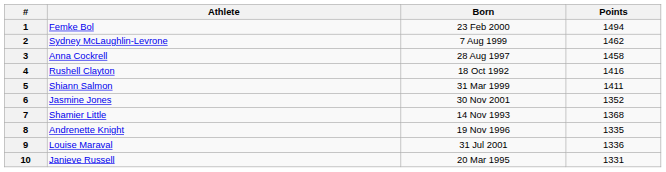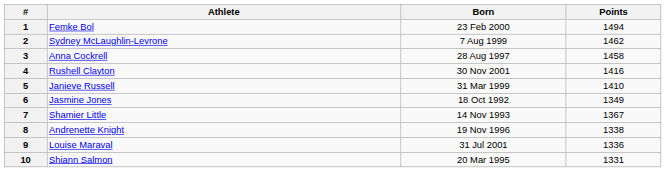(483, 71) 18 Oct 1992 -> (483, 71) 30 Nov 2001
(81, 86) Shiann Salmon -> (82, 86) Janieve Russell
(613, 86) 1411 -> (613, 86) 1410
(483, 101) 30 Nov 2001 -> (483, 101) 18 Oct 1992
(613, 101) 1352 -> (613, 101) 1349
(613, 116) 1368 -> (613, 116) 1367
(613, 130) 1335 -> (613, 130) 1338
(82, 160) Janieve Russell -> (81, 160) Shiann Salmon
